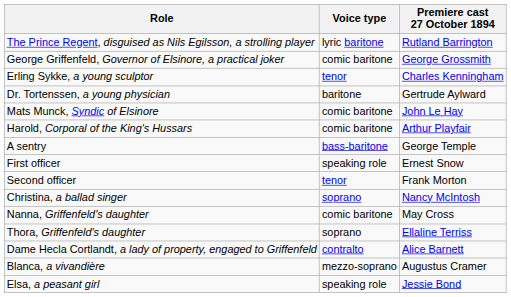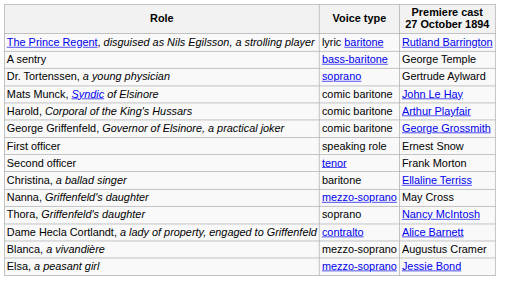rows swapped: (146, 59) <-> (27, 146)
- row: (80, 77)
(342, 94) baritone -> (342, 77) soprano
(342, 197) soprano -> (342, 180) baritone
(441, 197) Nancy McIntosh -> (437, 180) Ellaline Terriss
(357, 215) comic baritone -> (359, 197) mezzo-soprano
(437, 232) Ellaline Terriss -> (441, 215) Nancy McIntosh
(354, 284) speaking role -> (359, 266) mezzo-soprano
